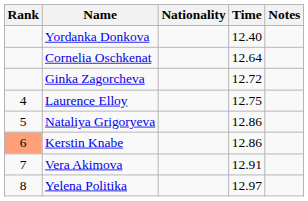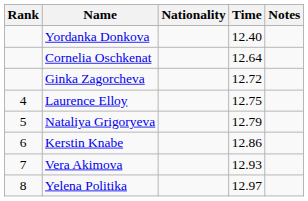(247, 121) 12.86 -> (247, 121) 12.79
(23, 143) lightsalmon background -> (23, 143) no background
(247, 164) 12.91 -> (247, 164) 12.93
